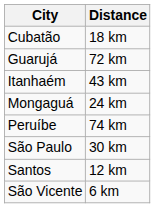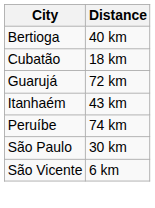+ row: (34, 37)
- row: (41, 103)
- row: (29, 170)
